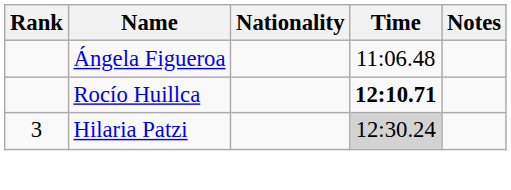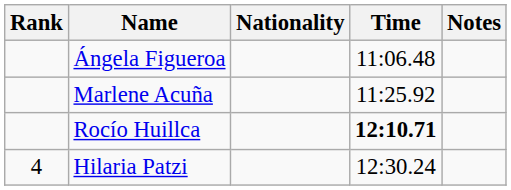+ row: (143, 94)
(36, 130) 3 -> (36, 166) 4
(396, 130) lightgrey background -> (396, 166) no background
